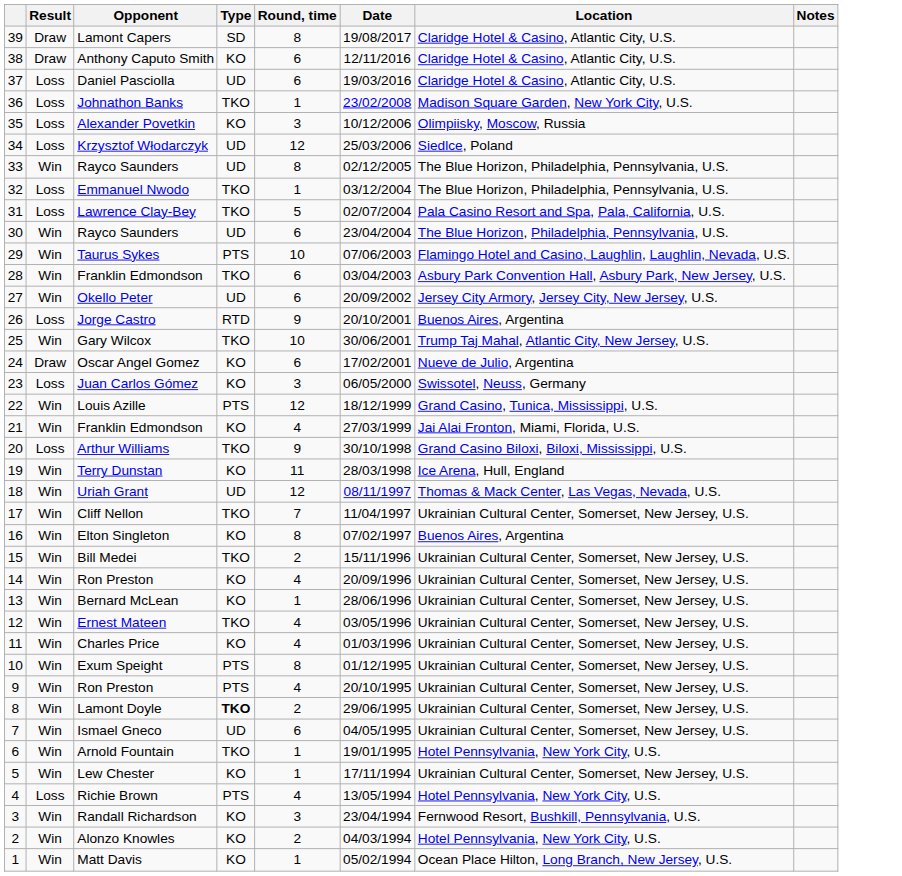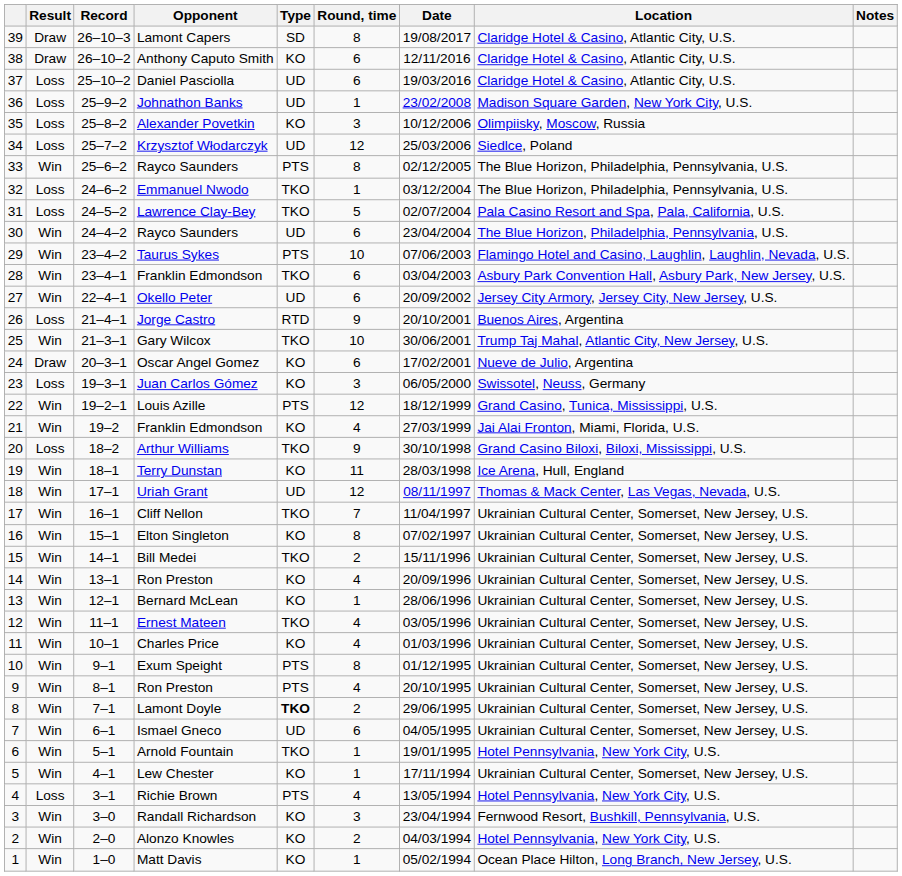+ column: (104, 15)
(236, 102) TKO -> (295, 102) UD
(236, 167) UD -> (295, 167) PTS
(491, 535) Buenos Aires, Argentina -> (643, 535) Ukrainian Cultural Center, Somerset, New Jersey, U.S.
